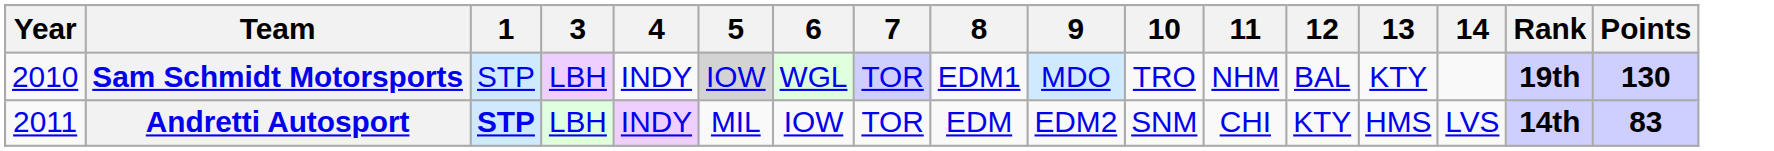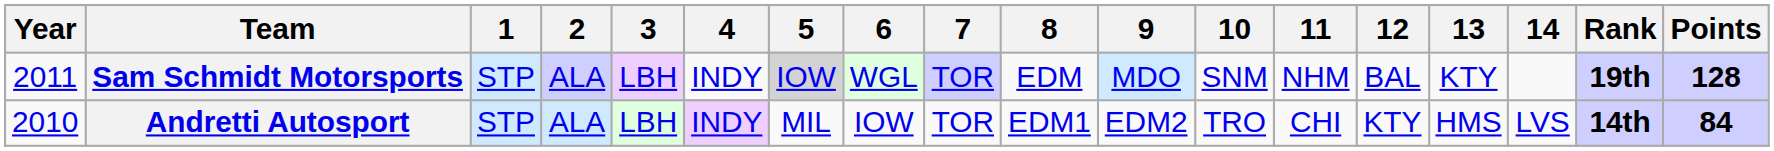+ column: (577, 29)
(45, 76) 2010 -> (45, 76) 2011
(979, 76) EDM1 -> (1049, 76) EDM
(1164, 76) TRO -> (1235, 76) SNM
(1646, 76) 130 -> (1716, 76) 128
(45, 123) 2011 -> (45, 123) 2010
(506, 123) bold -> (506, 123) normal
(979, 123) EDM -> (1049, 123) EDM1
(1164, 123) SNM -> (1235, 123) TRO
(1646, 123) 83 -> (1716, 123) 84
